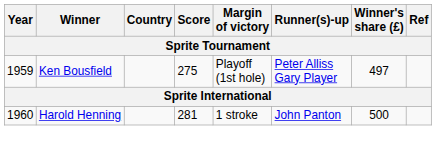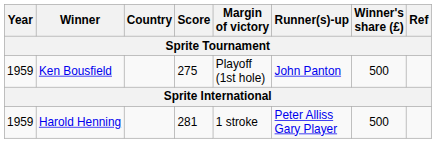(306, 71) Peter Alliss Gary Player -> (308, 71) John Panton
(379, 71) 497 -> (379, 71) 500
(20, 115) 1960 -> (20, 122) 1959
(308, 115) John Panton -> (306, 122) Peter Alliss Gary Player
